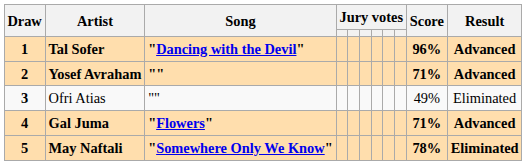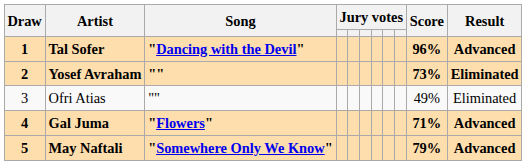(427, 74) 71% -> (427, 74) 73%
(485, 74) Advanced -> (485, 74) Eliminated
(25, 98) bold -> (25, 98) normal
(427, 148) 78% -> (427, 148) 79%
(485, 148) Eliminated -> (485, 148) Advanced
